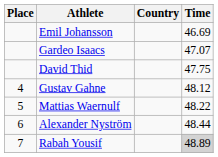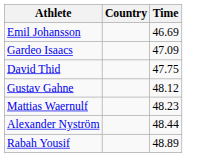- column: (20, 13)
(198, 50) 47.07 -> (166, 50) 47.09
(198, 106) 48.22 -> (166, 106) 48.23
(198, 143) lightgrey background -> (166, 143) no background
